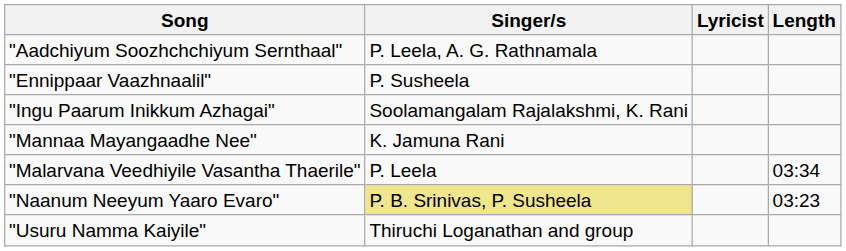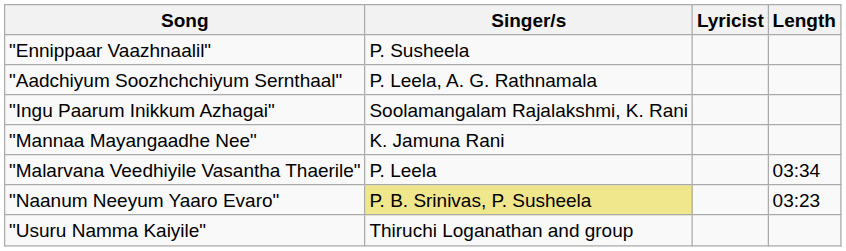rows swapped: (176, 50) <-> (110, 80)
